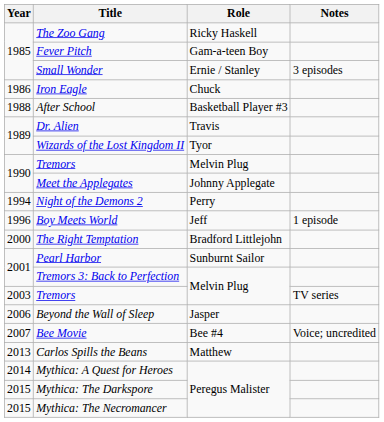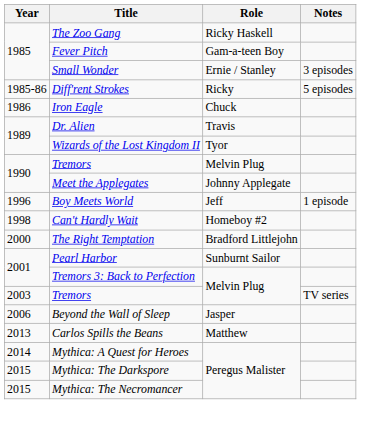+ row: (27, 88)
- row: (19, 107)
- row: (19, 201)
+ row: (19, 220)
- row: (19, 333)
